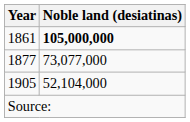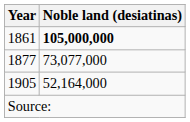(75, 83) 52,104,000 -> (75, 83) 52,164,000
